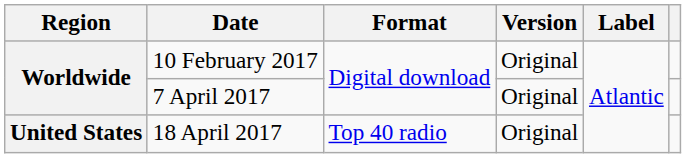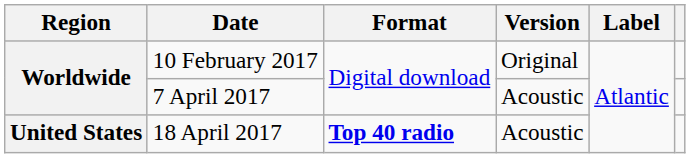(540, 96) Original -> (542, 96) Acoustic
(388, 133) normal -> (391, 133) bold
(540, 133) Original -> (542, 133) Acoustic
